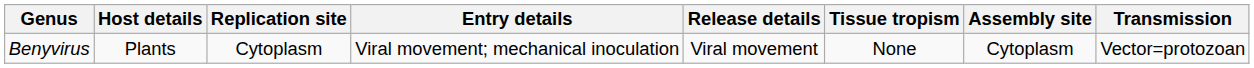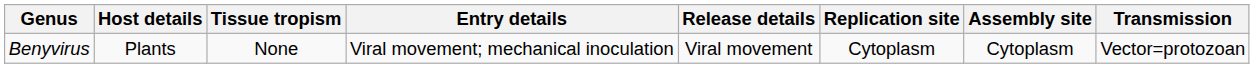columns swapped: (894, 19) <-> (279, 19)
